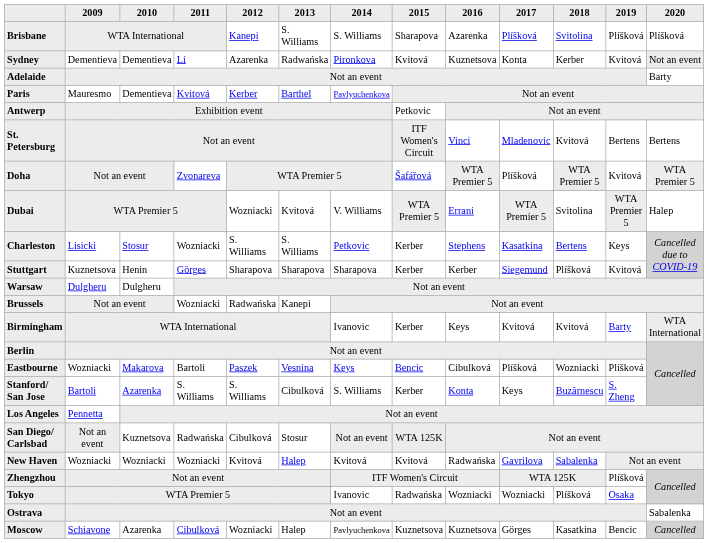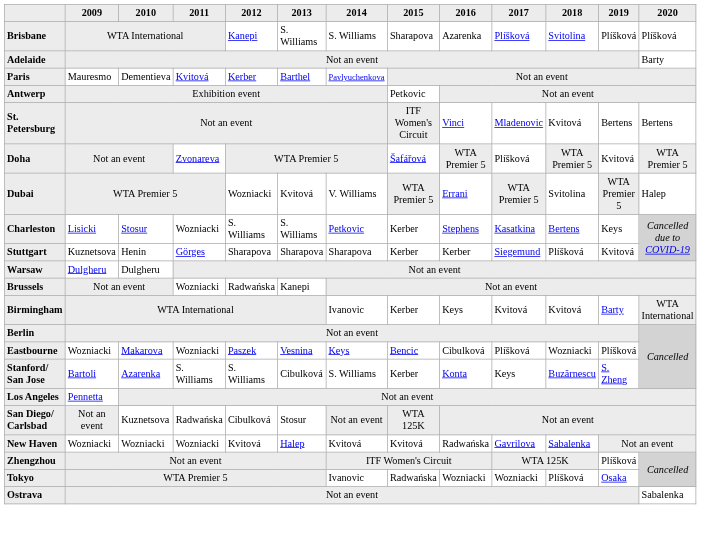- row: (23, 59)
(191, 367) Bartoli -> (197, 350) Wozniacki
- row: (25, 529)
